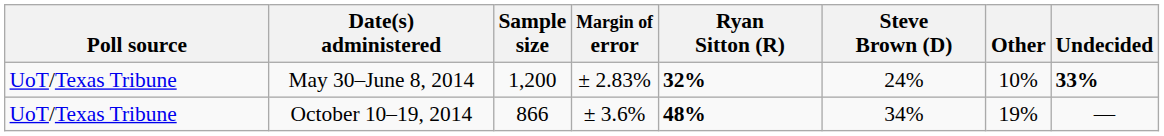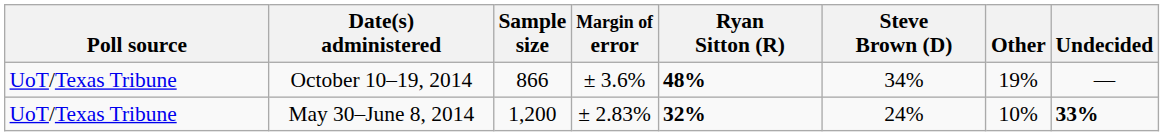rows swapped: (381, 113) <-> (381, 79)
